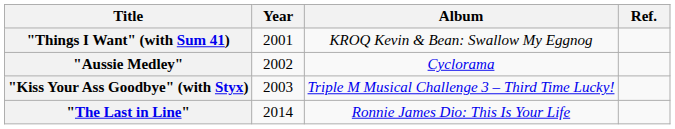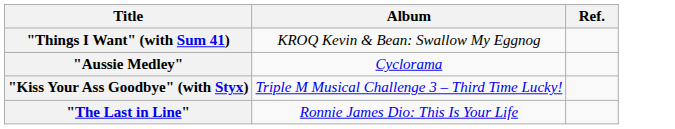- column: (278, 16)
